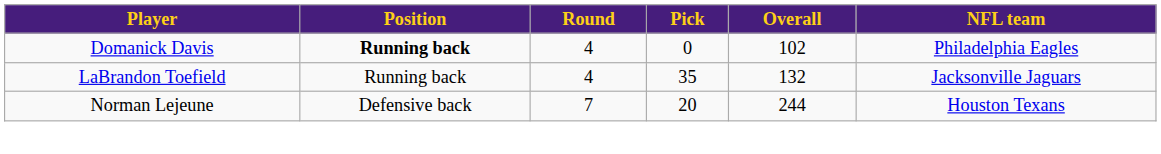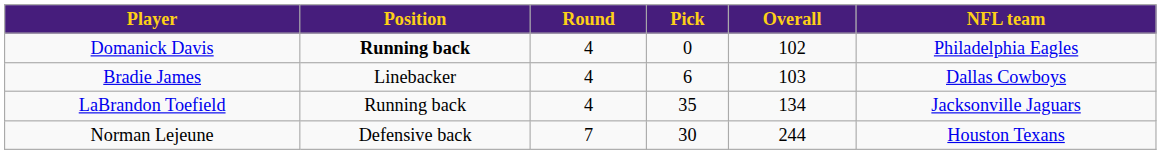+ row: (152, 76)
(792, 76) 132 -> (792, 105) 134
(687, 105) 20 -> (687, 134) 30
